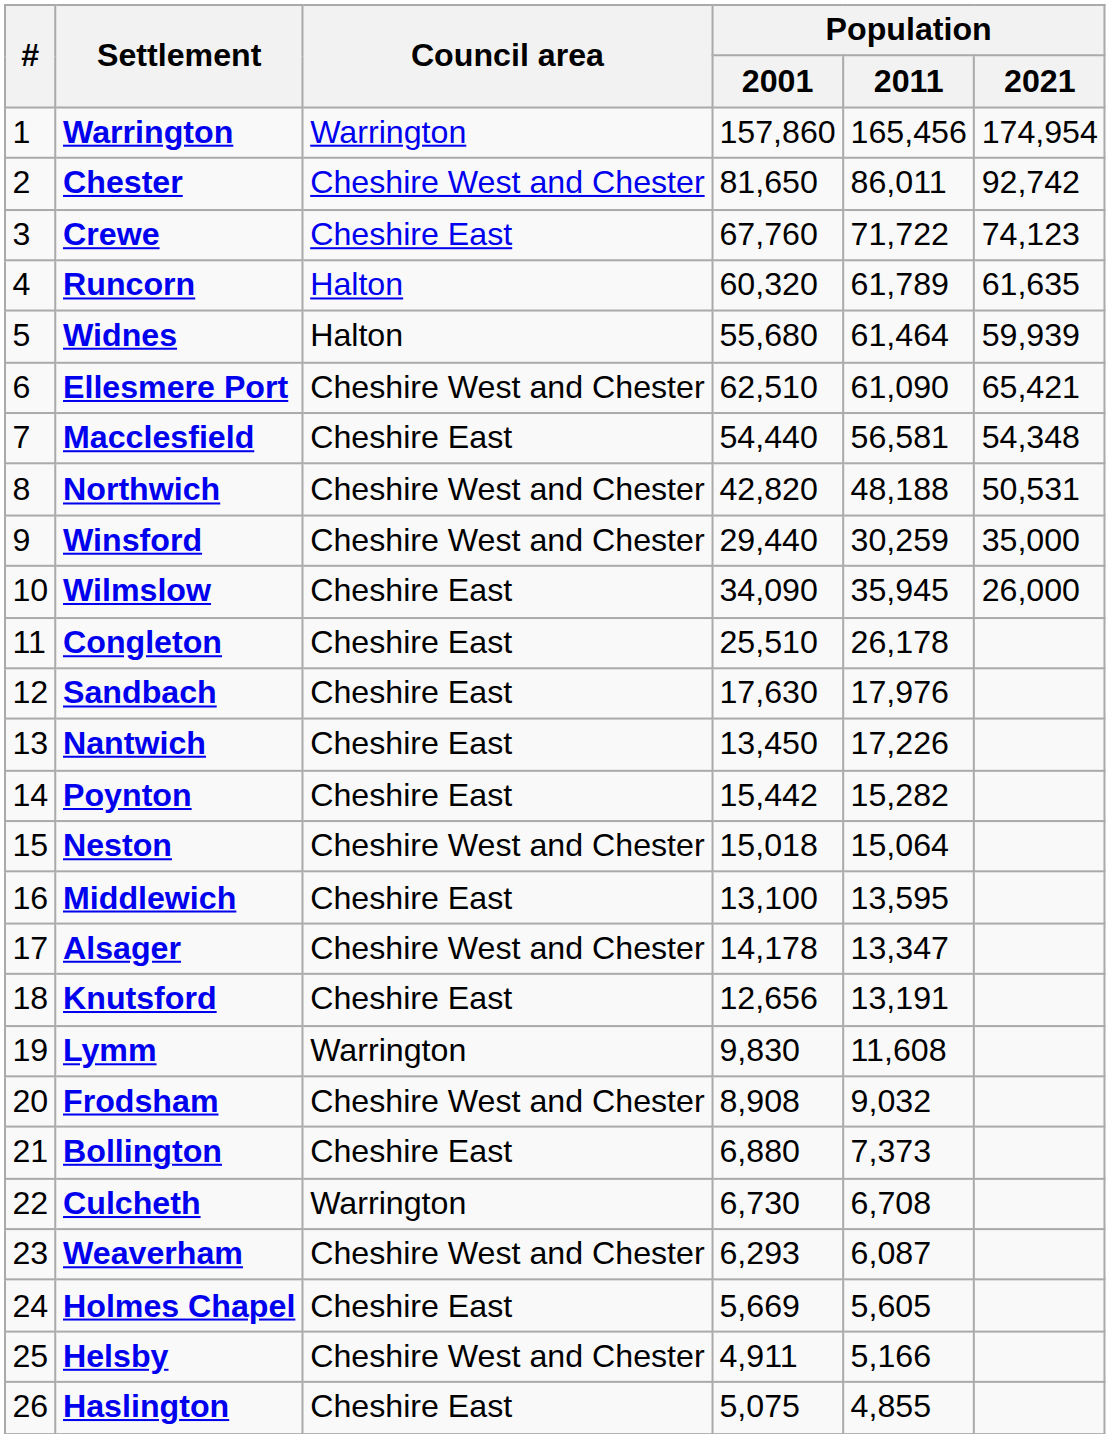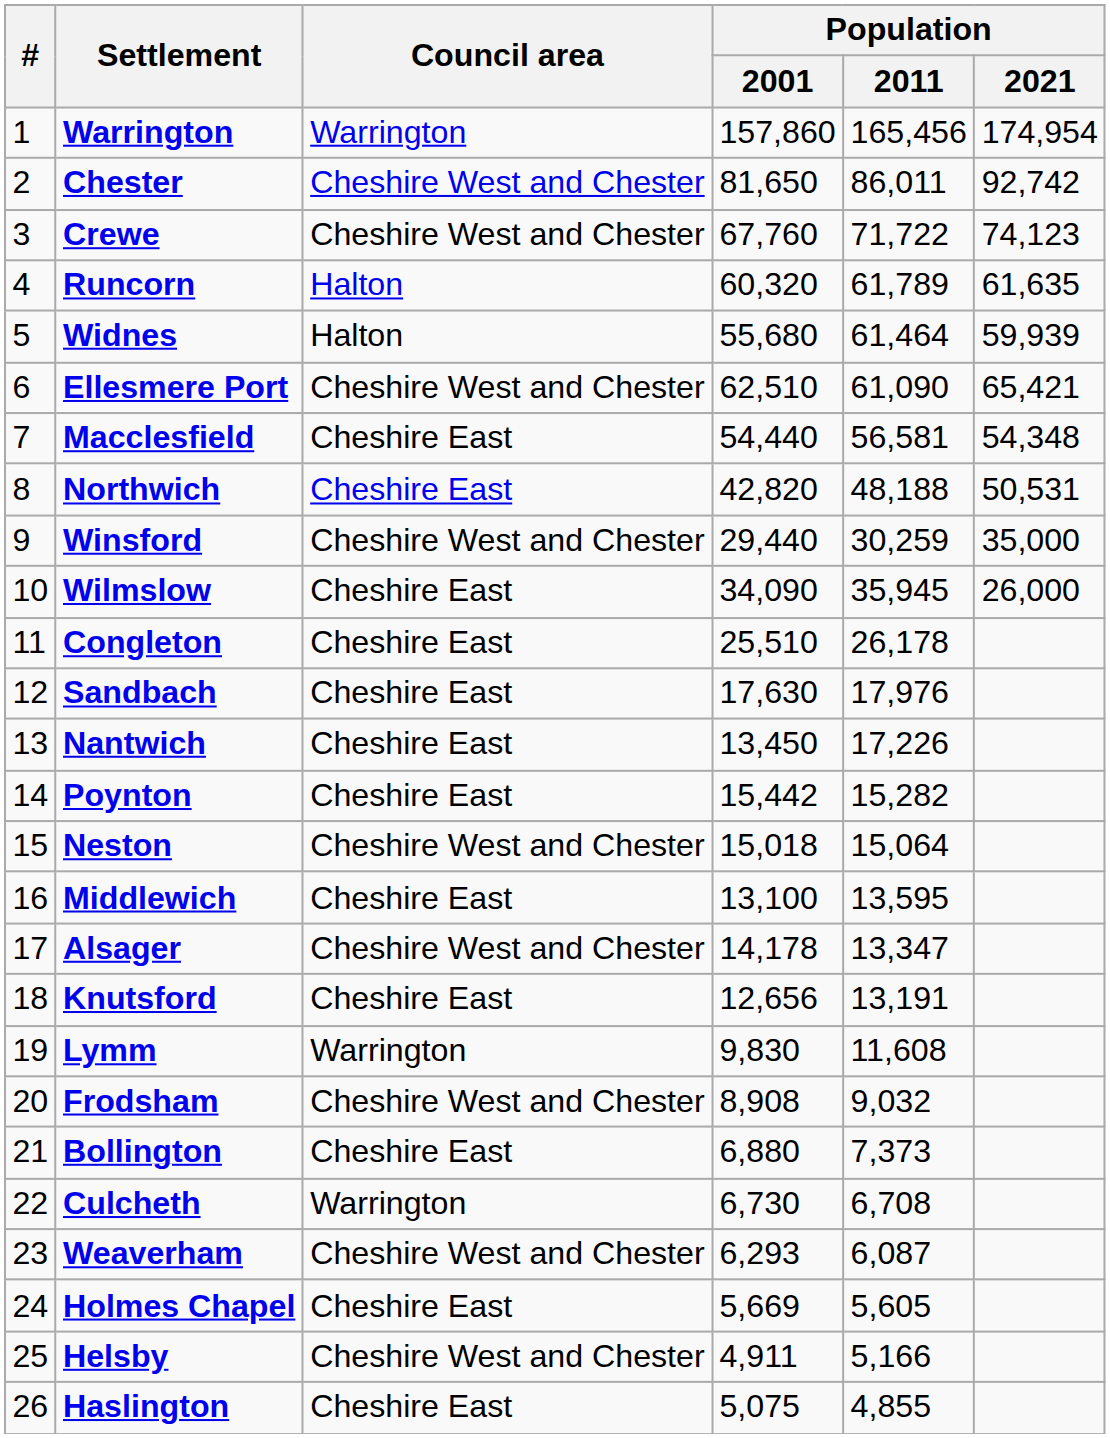(411, 234) Cheshire East -> (507, 234) Cheshire West and Chester
(507, 489) Cheshire West and Chester -> (411, 489) Cheshire East
